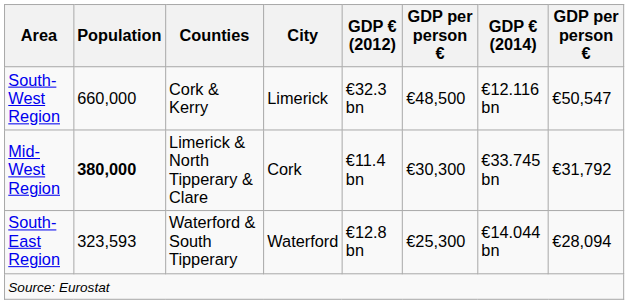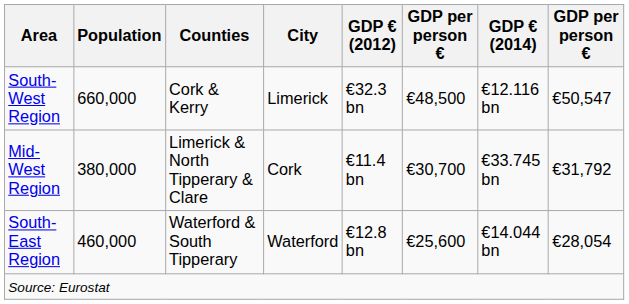(107, 170) bold -> (107, 170) normal
(436, 170) €30,300 -> (436, 170) €30,700
(107, 241) 323,593 -> (107, 241) 460,000
(436, 241) €25,300 -> (436, 241) €25,600
(582, 241) €28,094 -> (582, 241) €28,054
